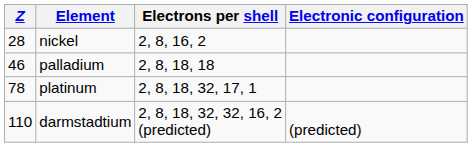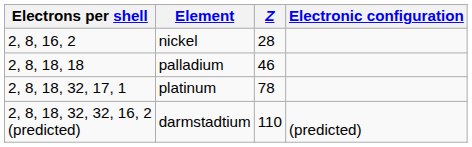columns swapped: (20, 16) <-> (210, 16)
